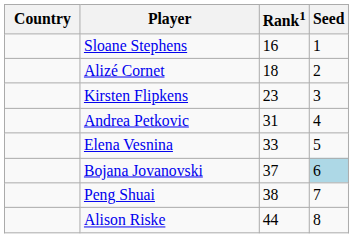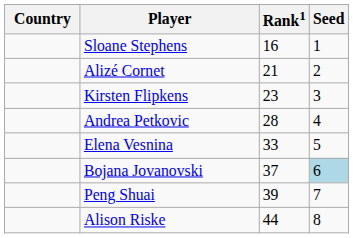(270, 70) 18 -> (270, 70) 21
(270, 120) 31 -> (270, 120) 28
(270, 195) 38 -> (270, 195) 39
